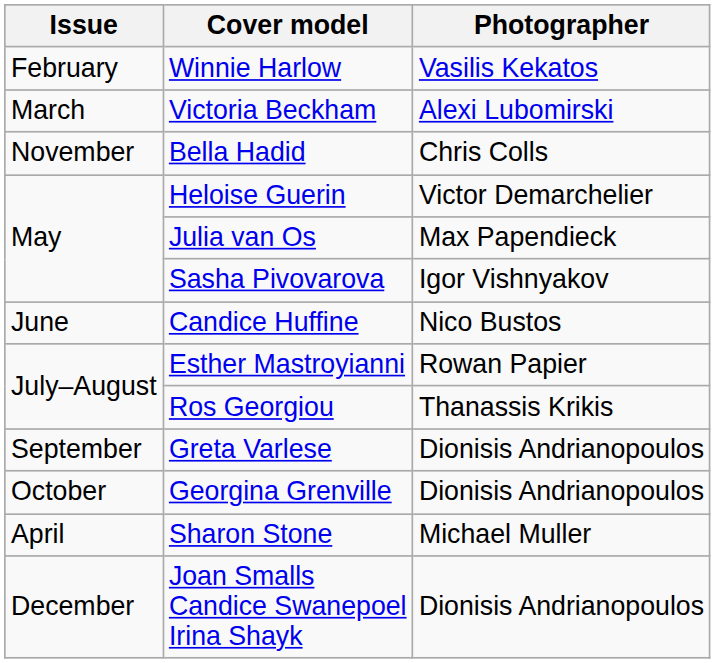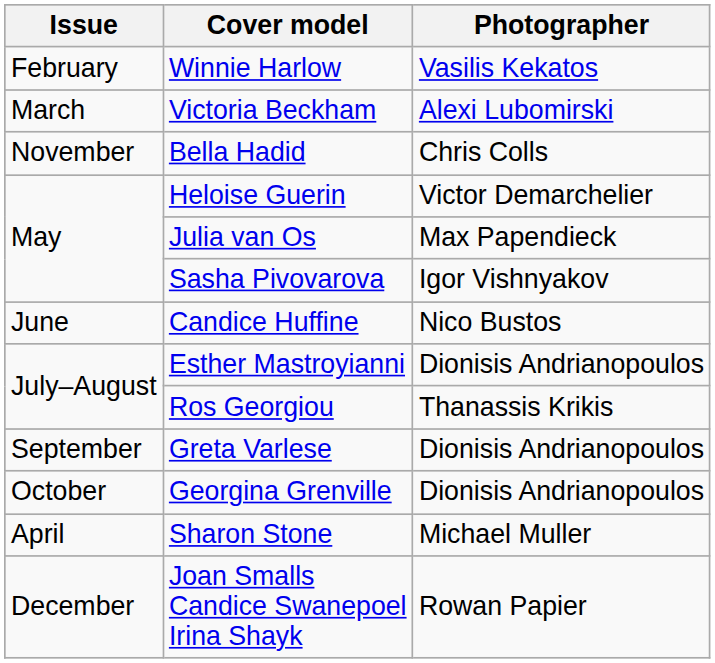(503, 364) Rowan Papier -> (561, 364) Dionisis Andrianopoulos
(561, 606) Dionisis Andrianopoulos -> (503, 606) Rowan Papier
